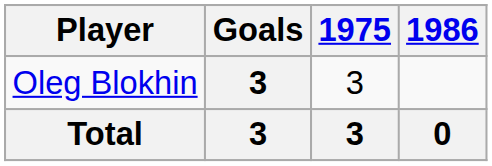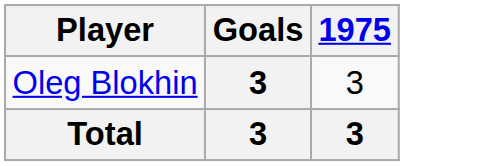- column: (442, 30)
